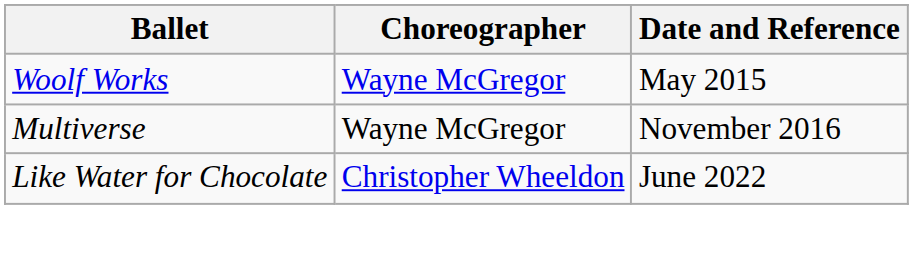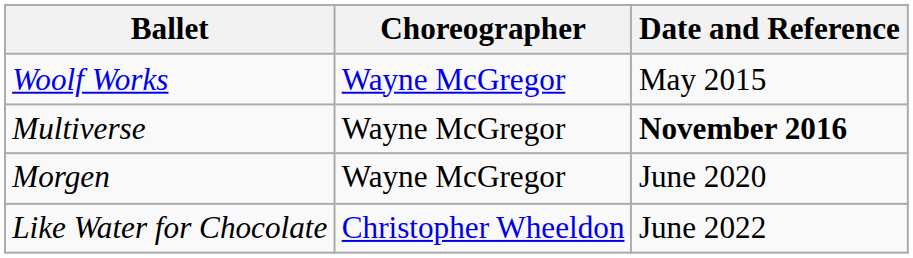(740, 128) normal -> (743, 128) bold
+ row: (61, 177)
